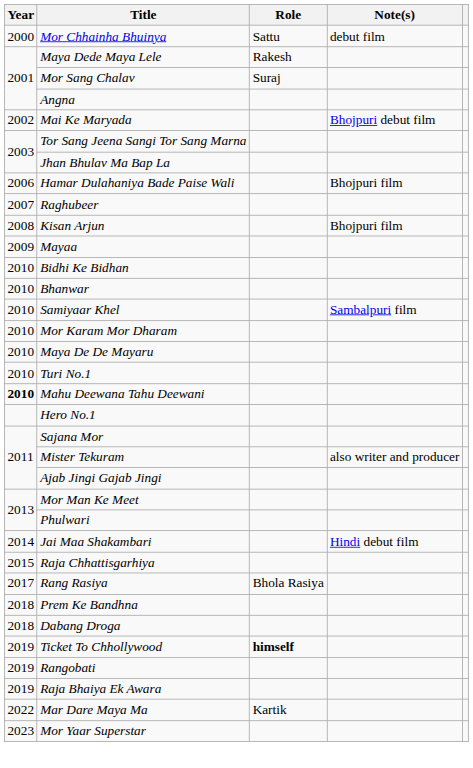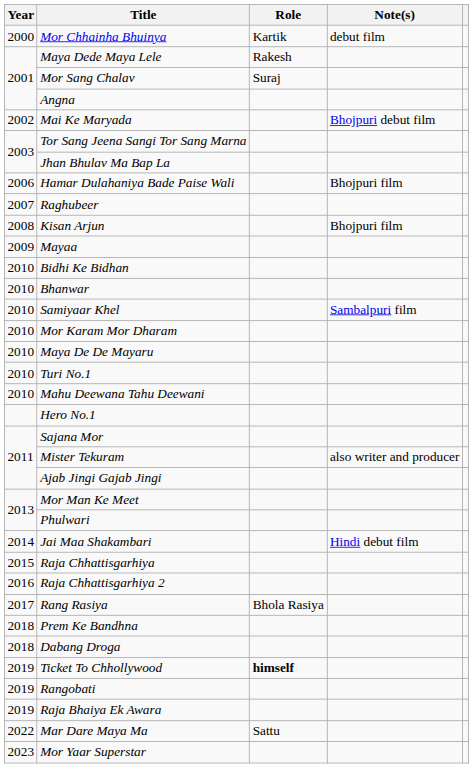(266, 36) Sattu -> (270, 36) Kartik
(21, 394) bold -> (21, 394) normal
+ row: (102, 583)
(270, 710) Kartik -> (266, 731) Sattu
